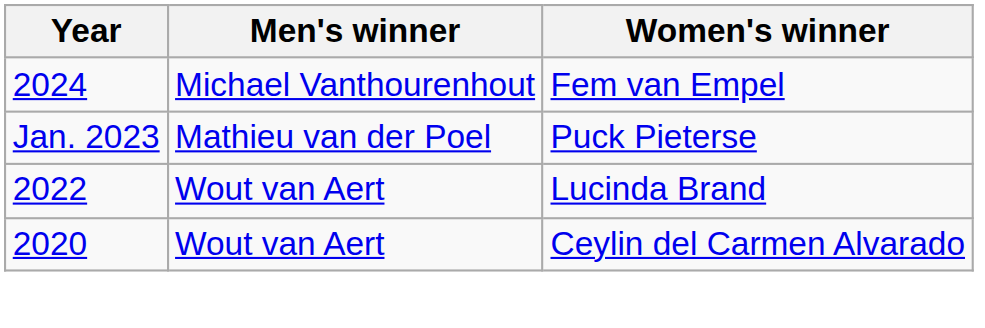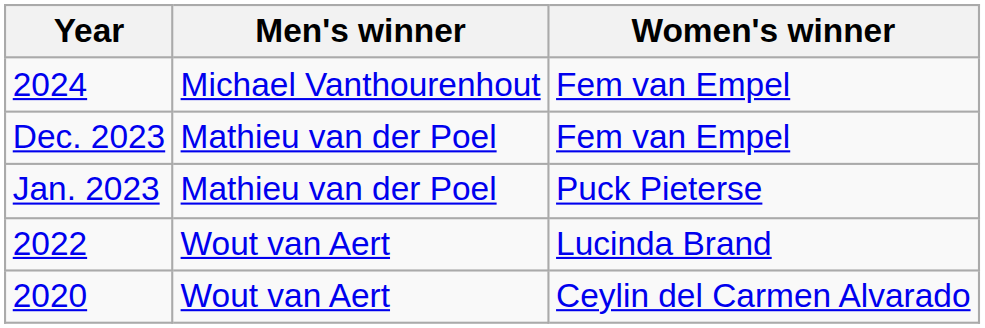+ row: (89, 137)
